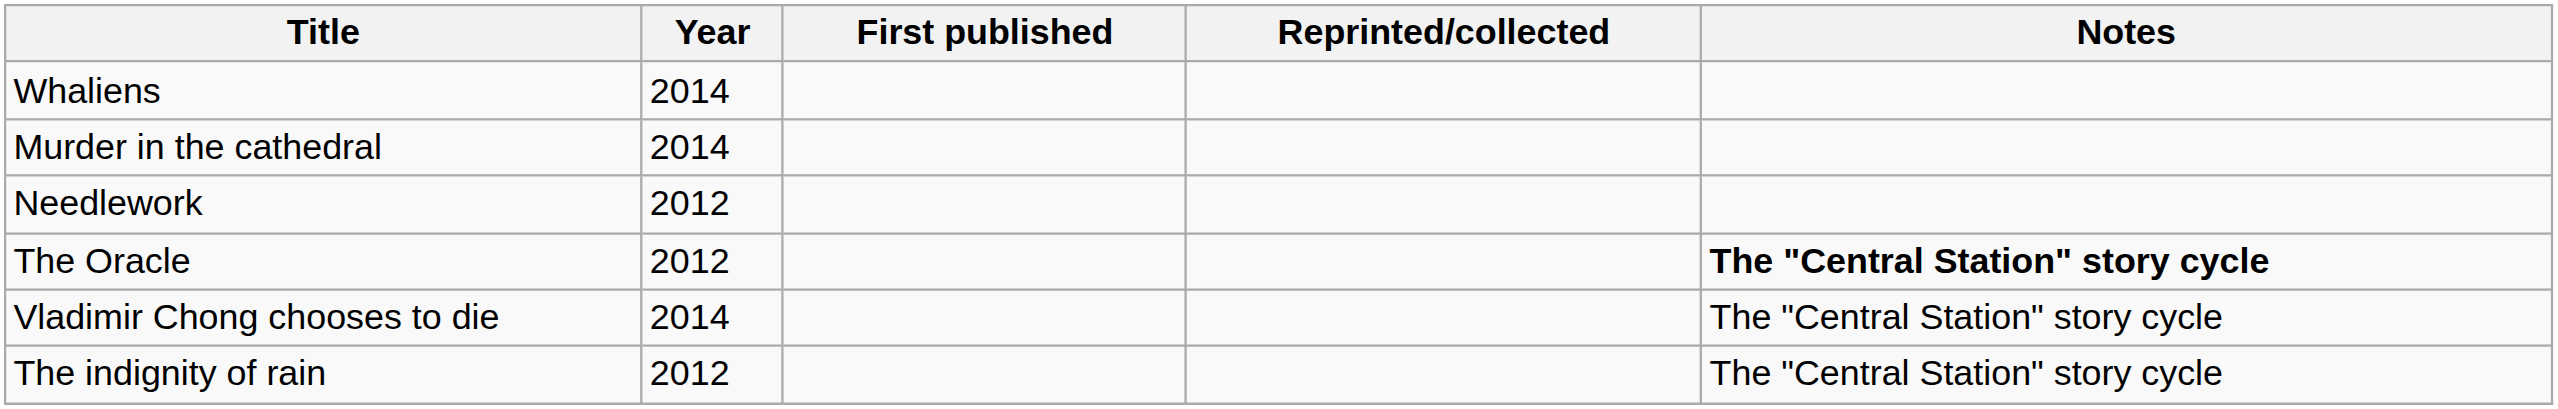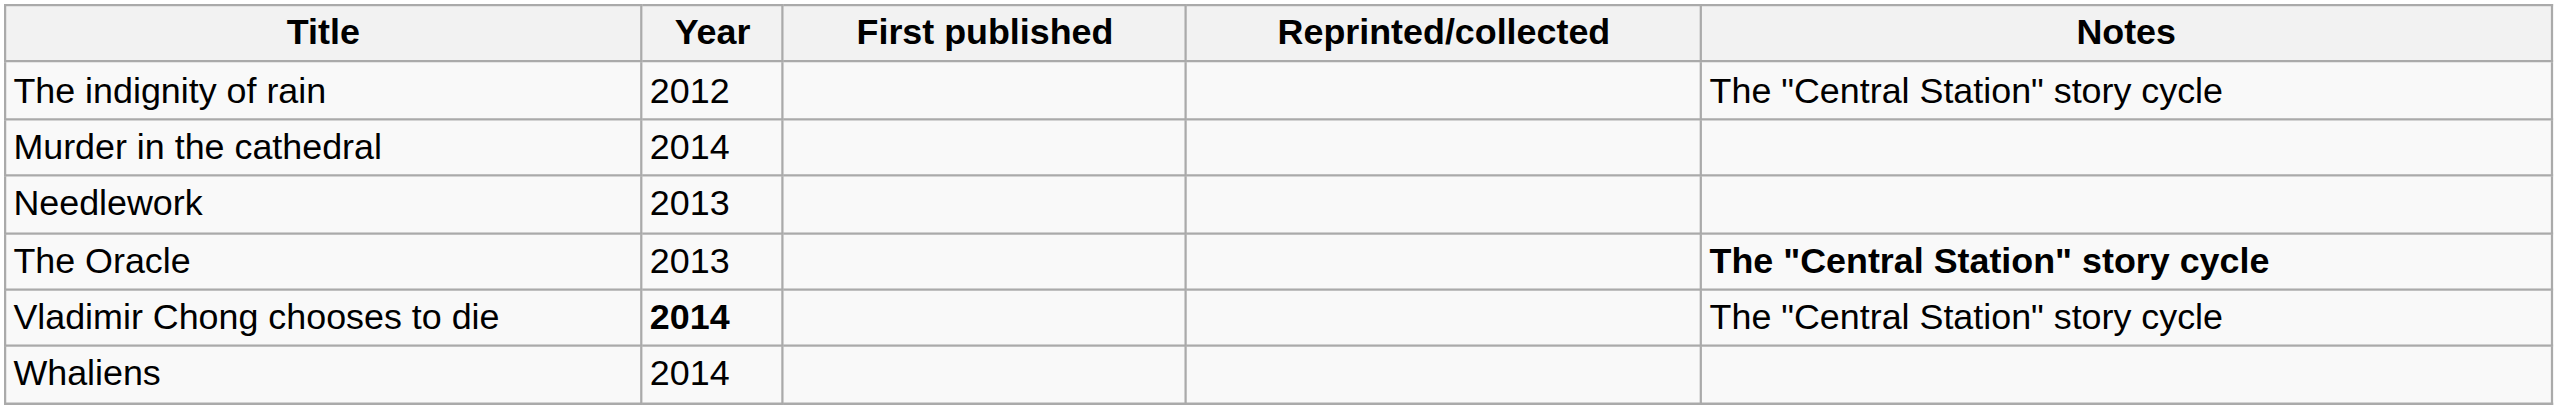rows swapped: (170, 373) <-> (87, 89)
(690, 203) 2012 -> (690, 203) 2013
(690, 260) 2012 -> (690, 260) 2013
(690, 317) normal -> (690, 317) bold
